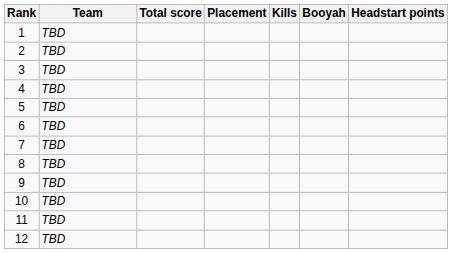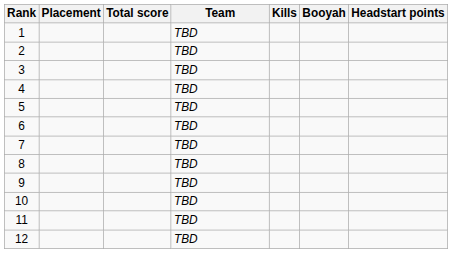columns swapped: (88, 13) <-> (237, 13)
